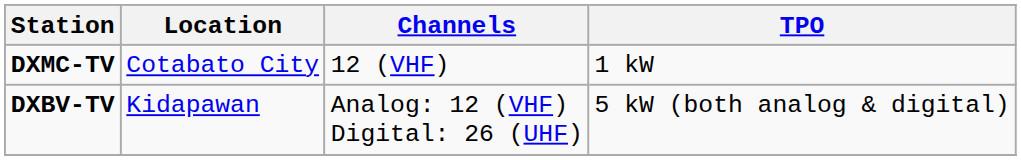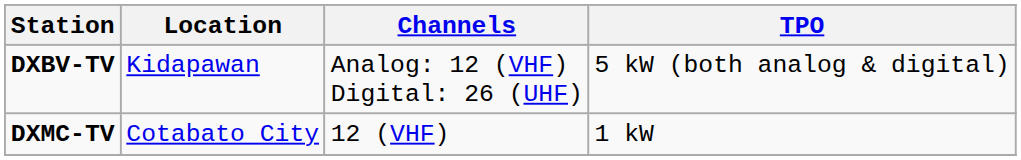rows swapped: (63, 65) <-> (63, 106)
